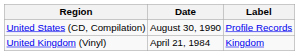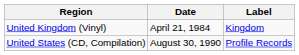rows swapped: (56, 43) <-> (76, 27)
